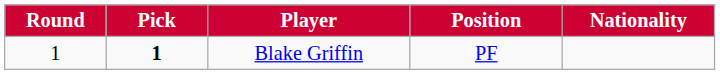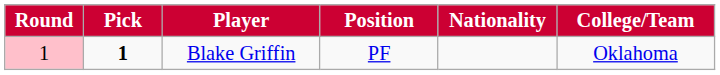+ column: (635, 20)
(55, 52) no background -> (44, 52) pink background
